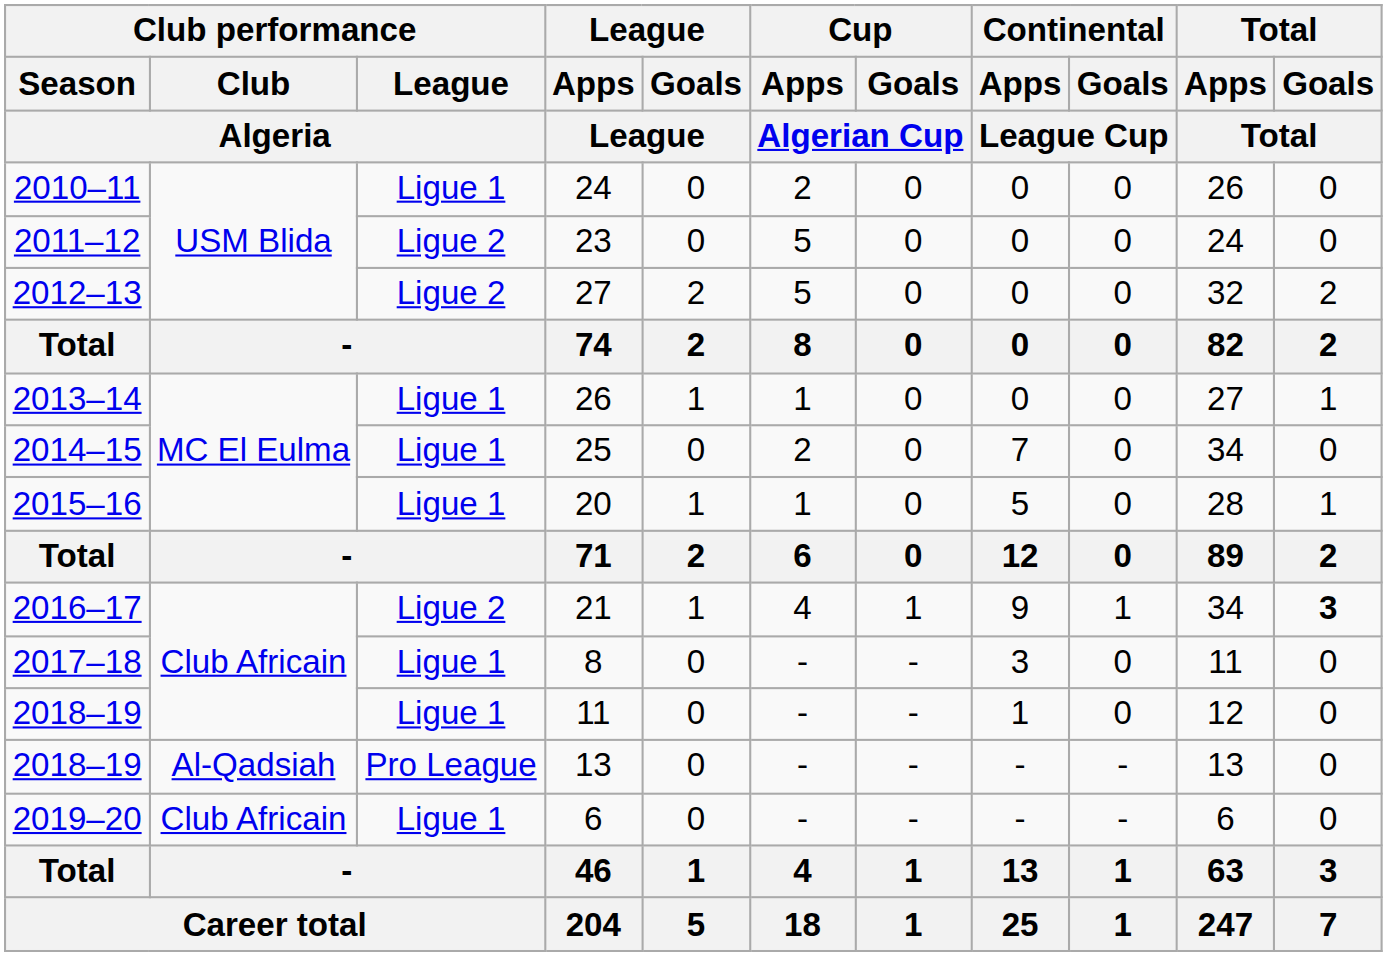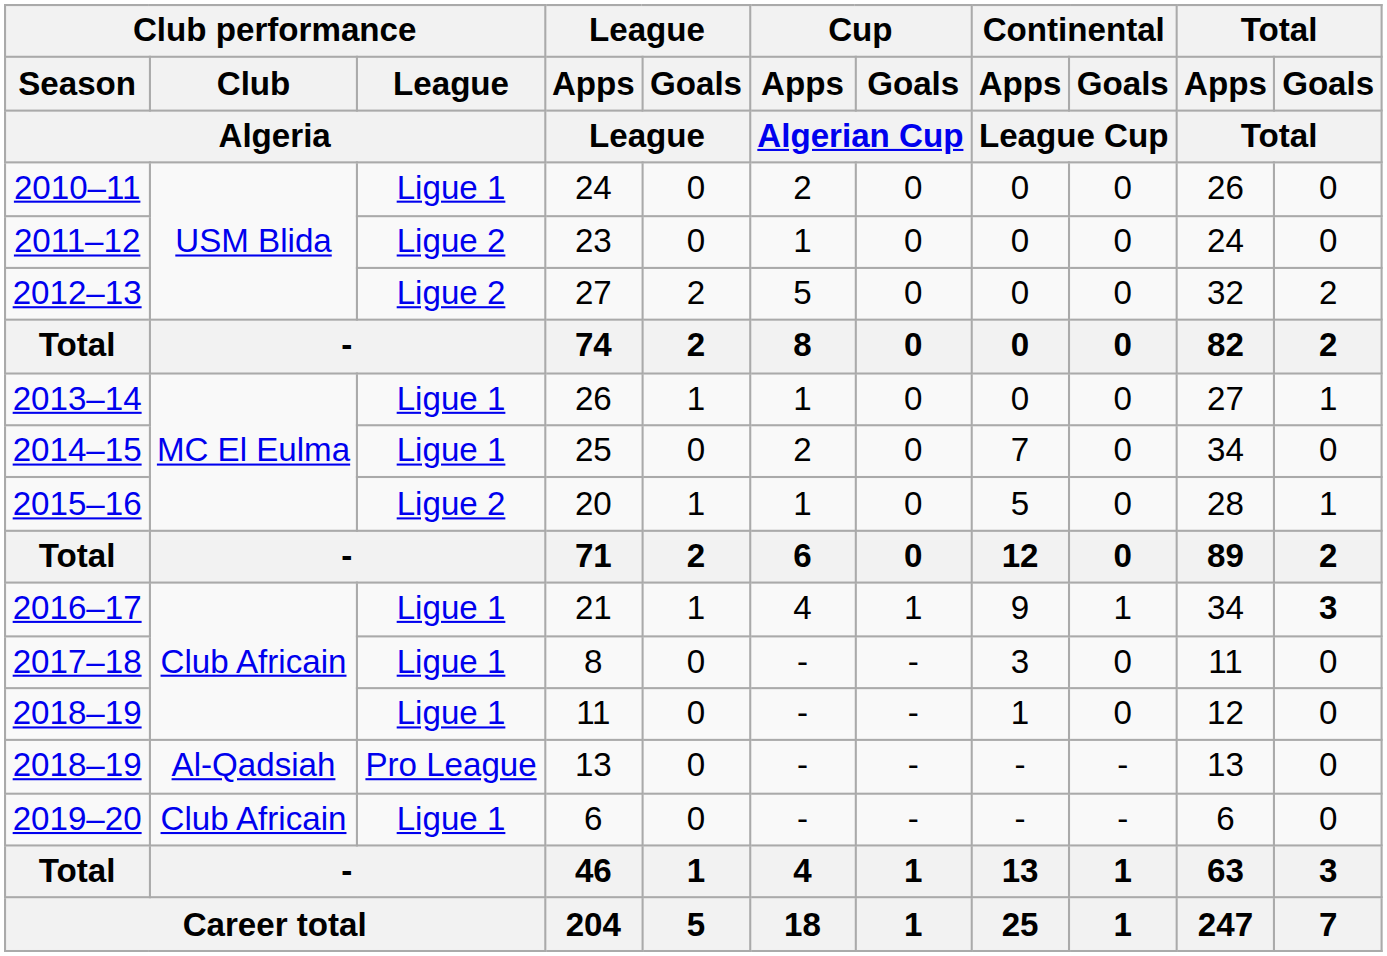(803, 240) 5 -> (803, 240) 1
(451, 503) Ligue 1 -> (451, 503) Ligue 2
(451, 608) Ligue 2 -> (451, 608) Ligue 1
